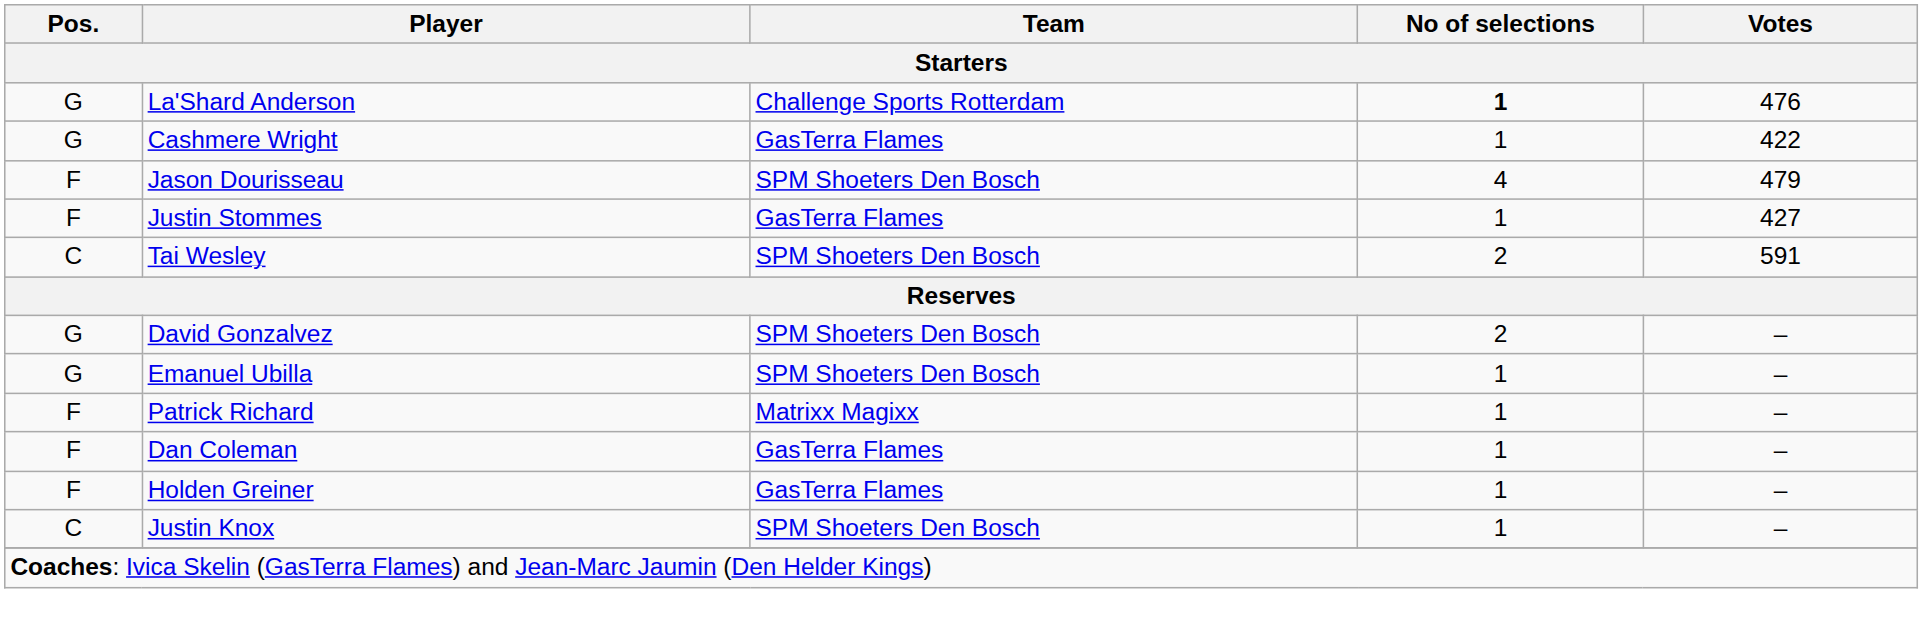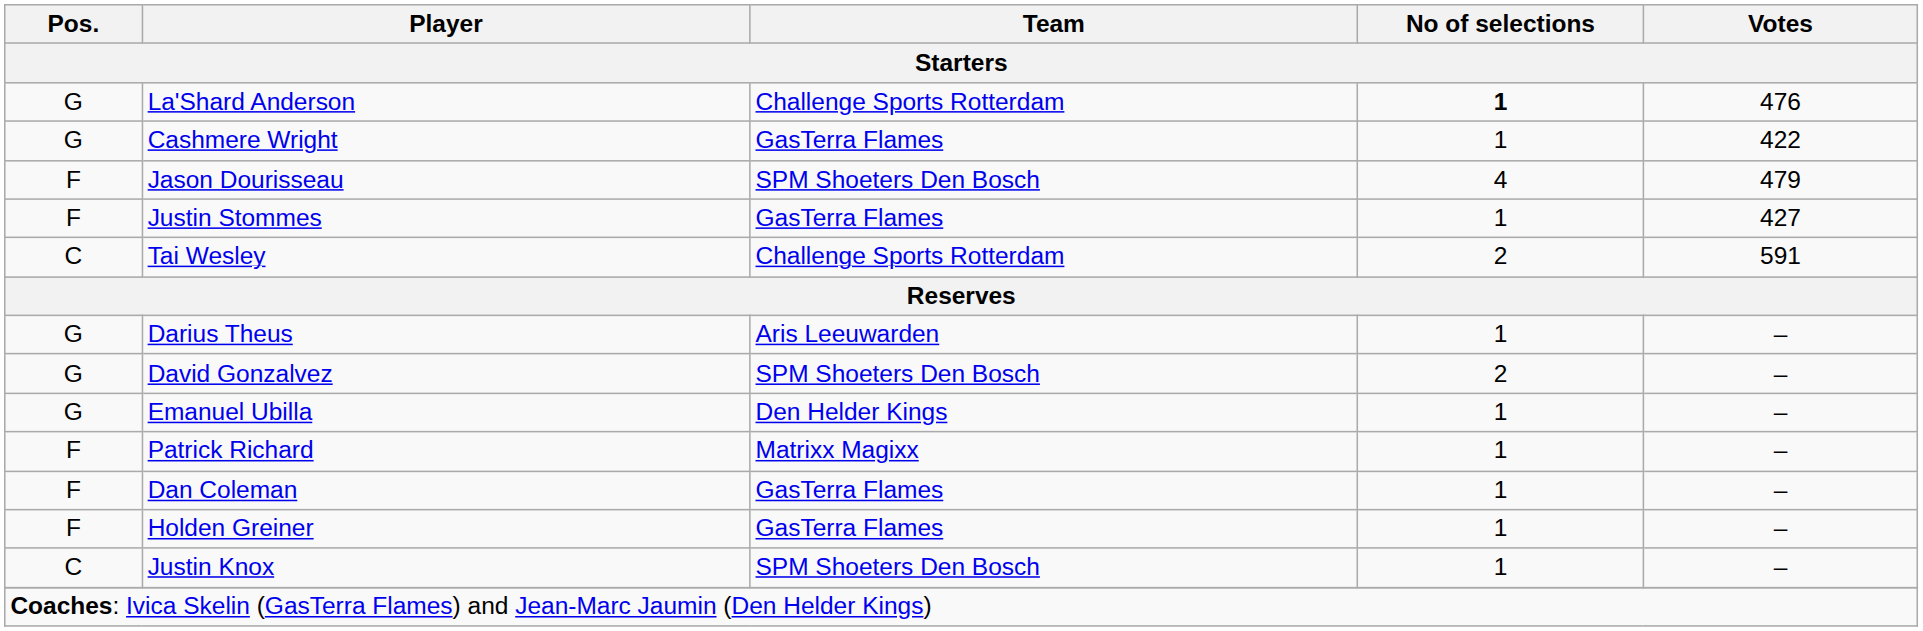(898, 256) SPM Shoeters Den Bosch -> (910, 256) Challenge Sports Rotterdam
+ row: (220, 334)
(898, 373) SPM Shoeters Den Bosch -> (851, 412) Den Helder Kings
